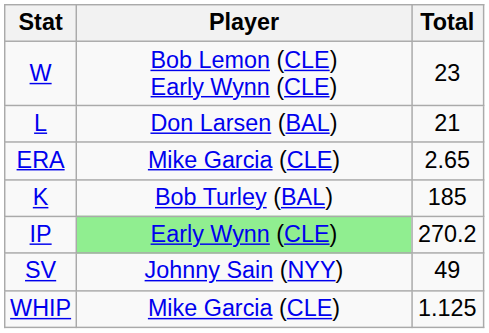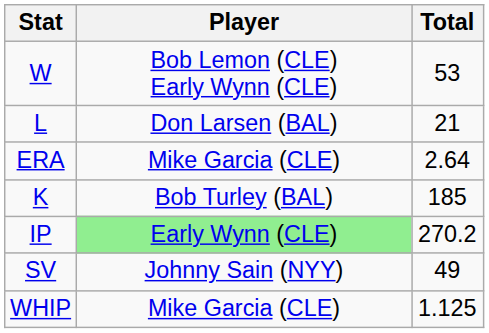(447, 73) 23 -> (447, 73) 53
(447, 160) 2.65 -> (447, 160) 2.64
